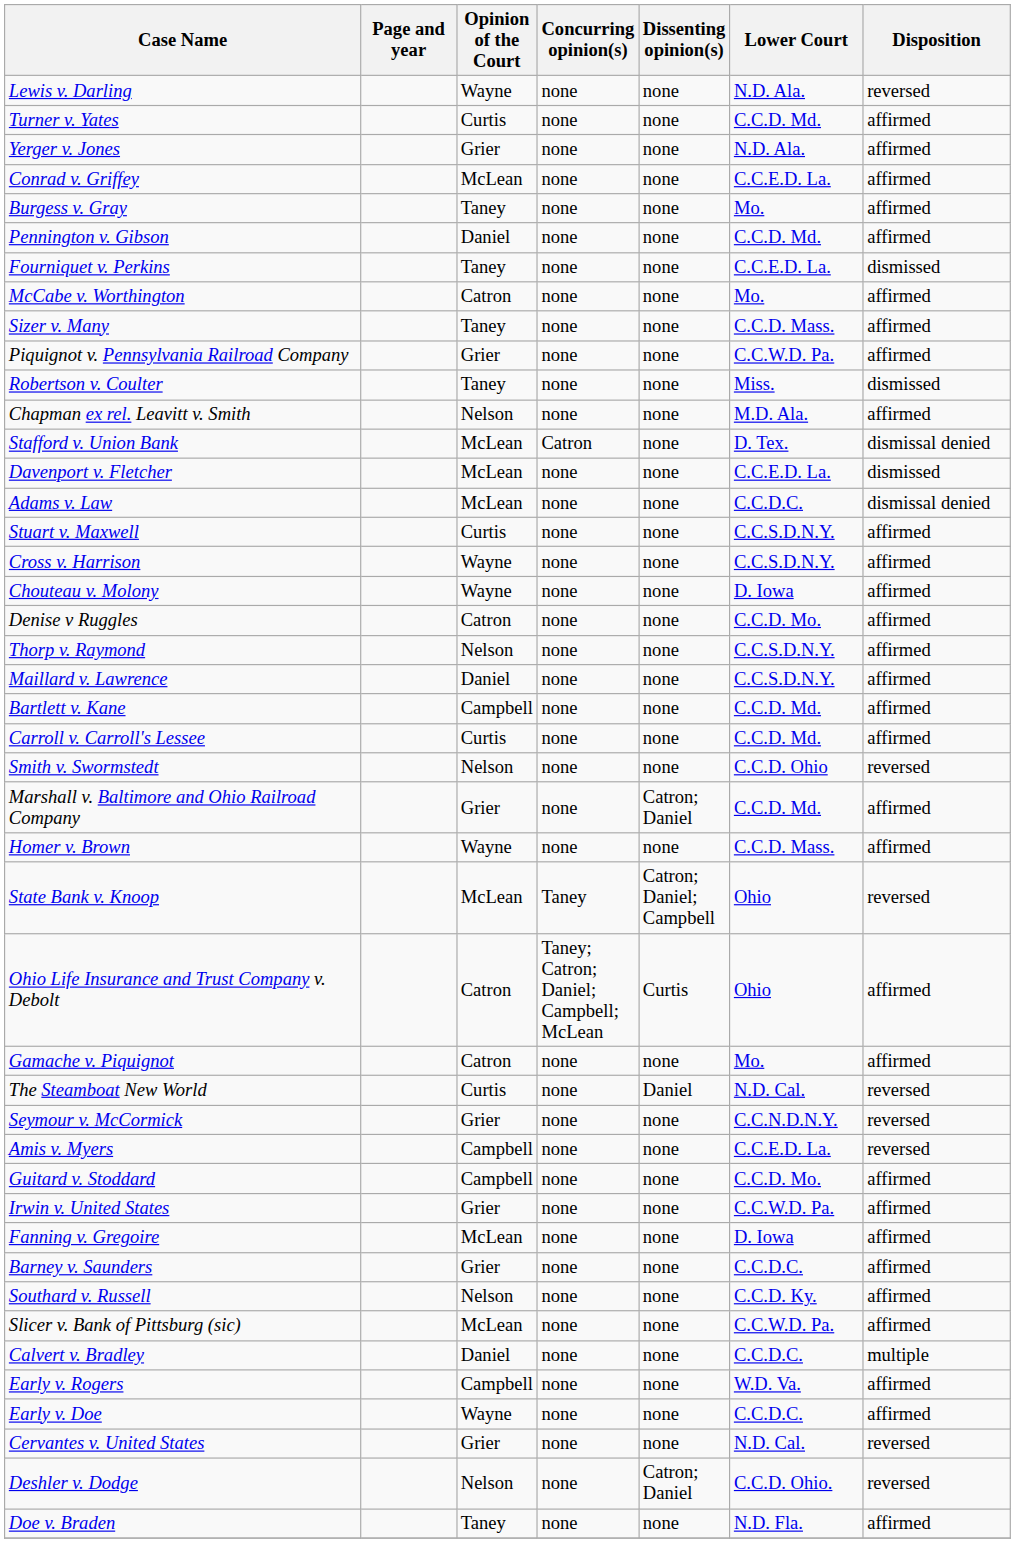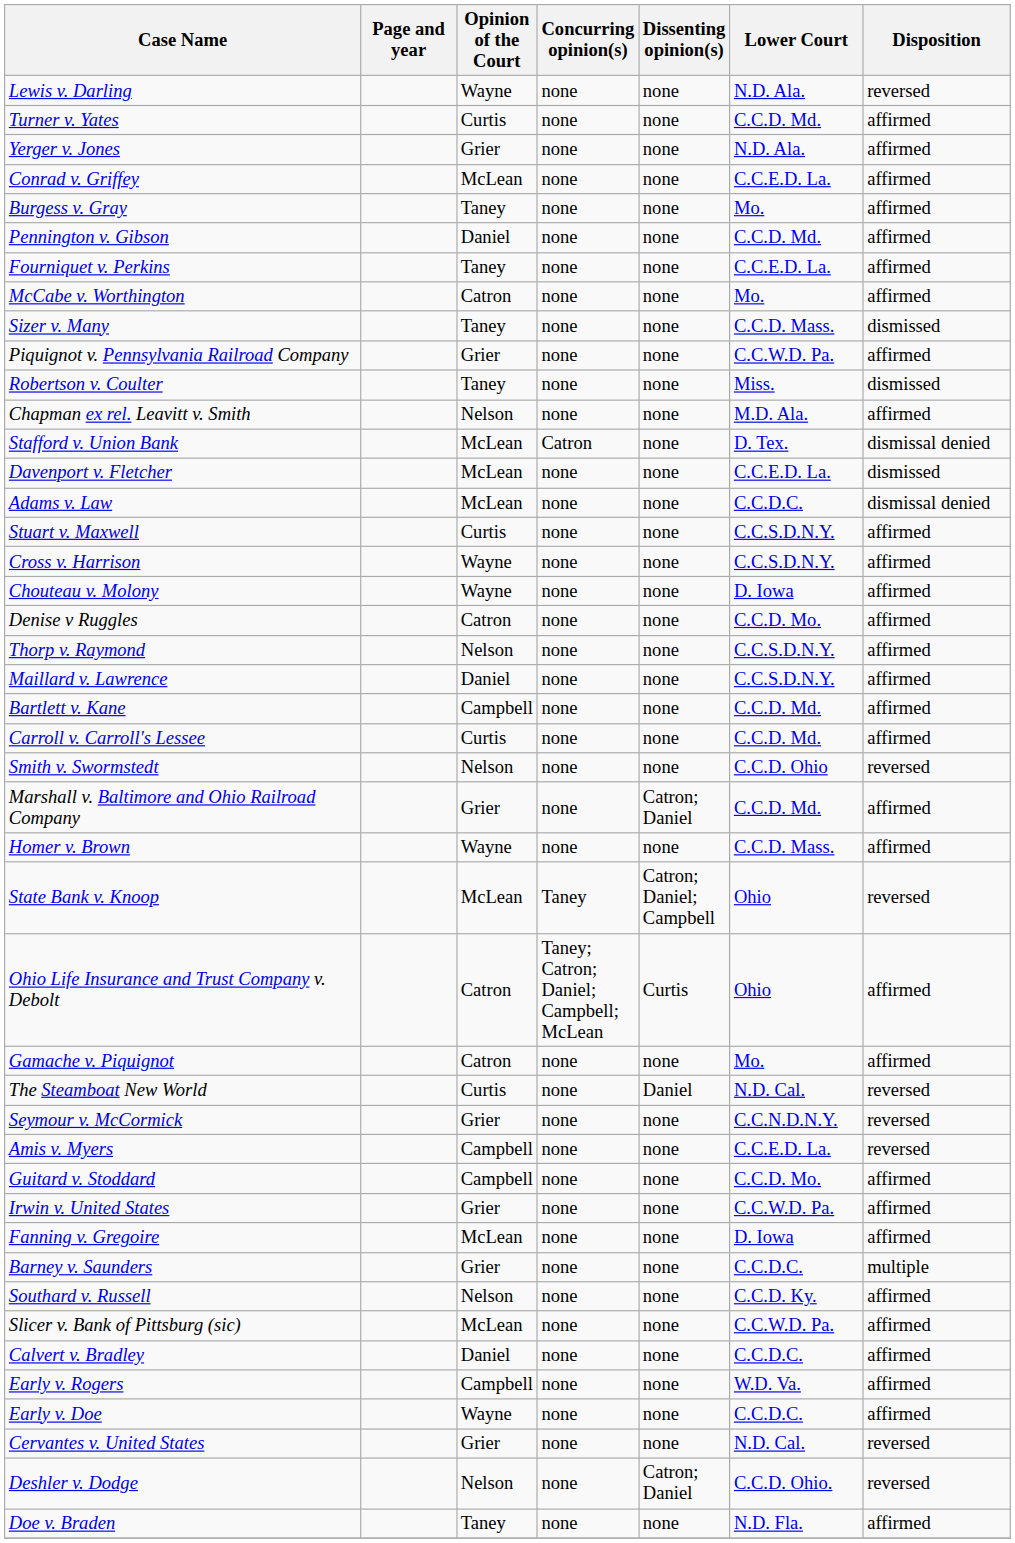(904, 267) dismissed -> (899, 267) affirmed
(899, 325) affirmed -> (904, 325) dismissed
(899, 1266) affirmed -> (898, 1266) multiple
(898, 1355) multiple -> (899, 1355) affirmed
